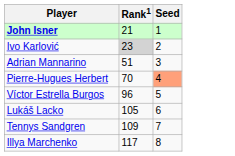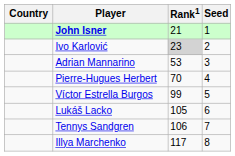+ column: (29, 13)
(127, 63) 51 -> (176, 63) 53
(158, 79) lightsalmon background -> (207, 79) no background
(127, 95) 96 -> (176, 95) 99
(130, 127) 109 -> (179, 127) 106
